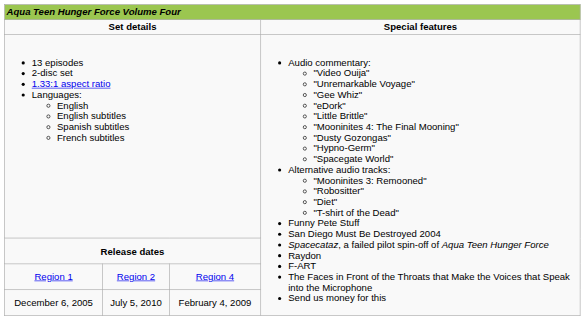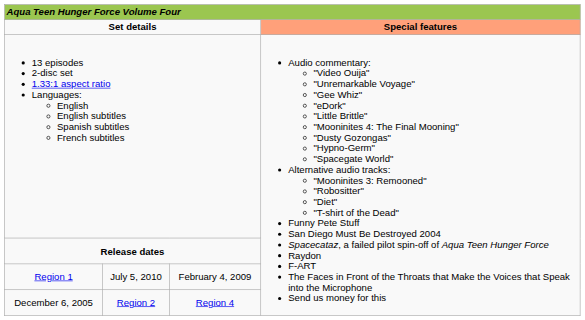(420, 27) no background -> (420, 27) lightsalmon background
(136, 277) Region 2 -> (136, 277) July 5, 2010
(215, 277) Region 4 -> (215, 277) February 4, 2009
(136, 303) July 5, 2010 -> (136, 303) Region 2
(215, 303) February 4, 2009 -> (215, 303) Region 4
